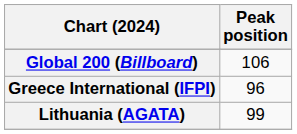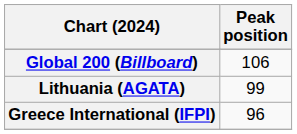rows swapped: (112, 89) <-> (112, 115)
